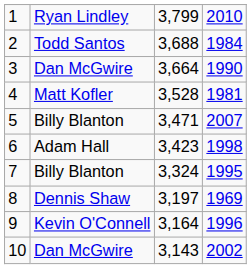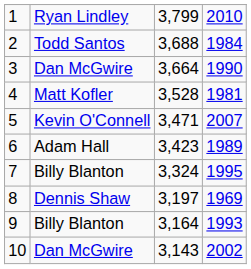(79, 120) Billy Blanton -> (92, 120) Kevin O'Connell
(225, 146) 1998 -> (225, 146) 1989
(92, 224) Kevin O'Connell -> (79, 224) Billy Blanton
(225, 224) 1996 -> (225, 224) 1993
